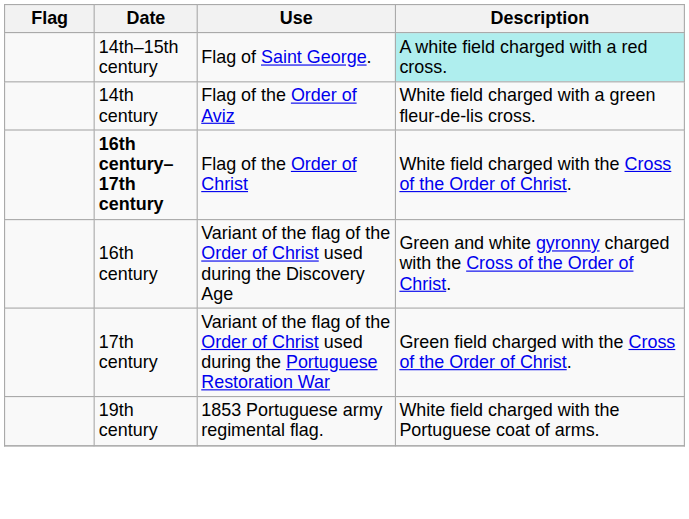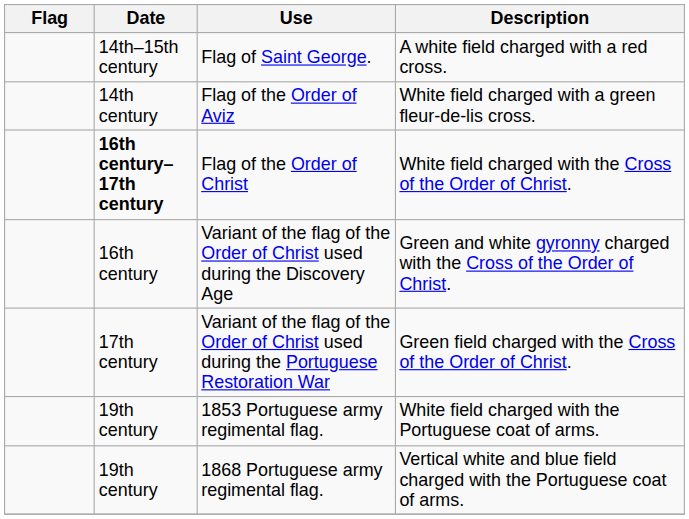(523, 57) paleturquoise background -> (523, 57) no background
+ row: (292, 479)
